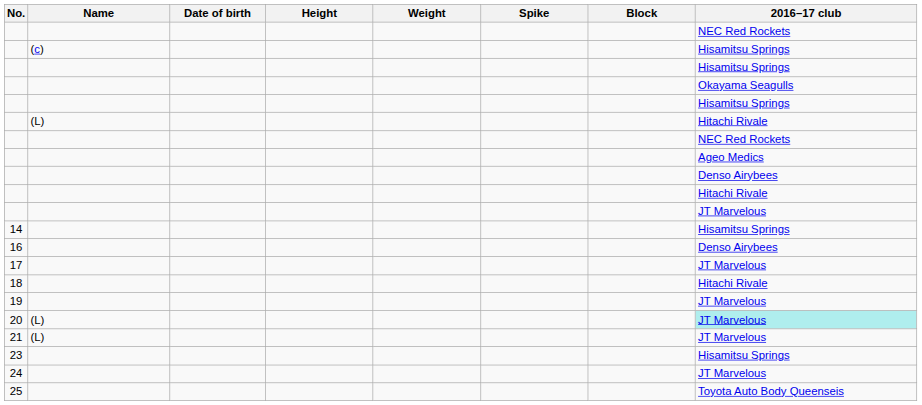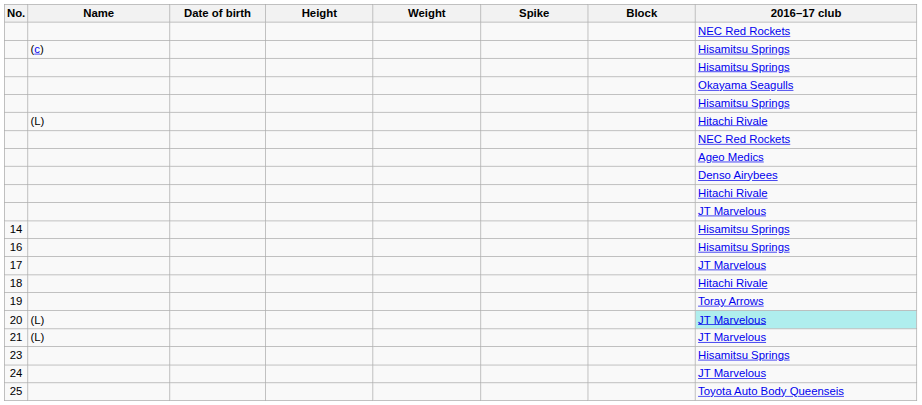(738, 247) Denso Airybees -> (744, 247) Hisamitsu Springs
(732, 301) JT Marvelous -> (731, 301) Toray Arrows
